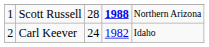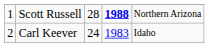(117, 33) 1982 -> (117, 33) 1983
